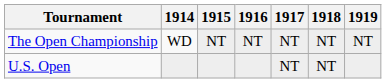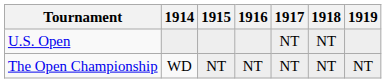rows swapped: (39, 66) <-> (83, 41)
